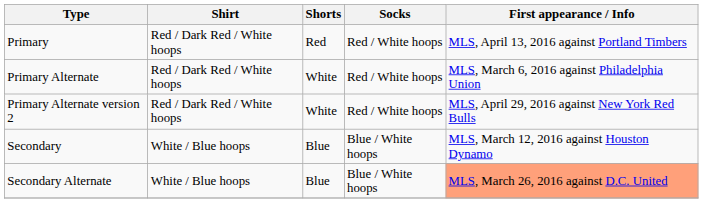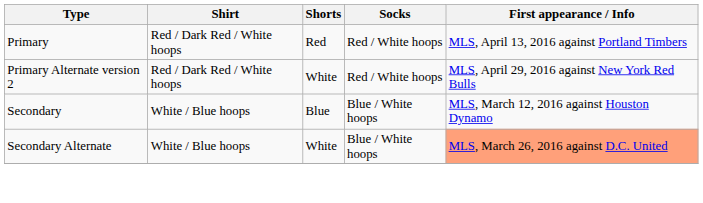- row: (53, 76)
(318, 180) Blue -> (321, 146) White
